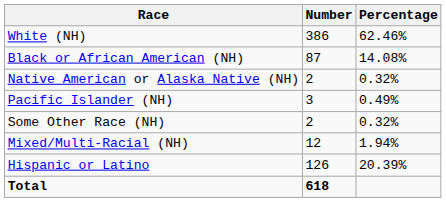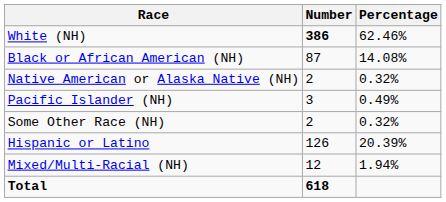(317, 37) normal -> (317, 37) bold
rows swapped: (98, 144) <-> (79, 165)
